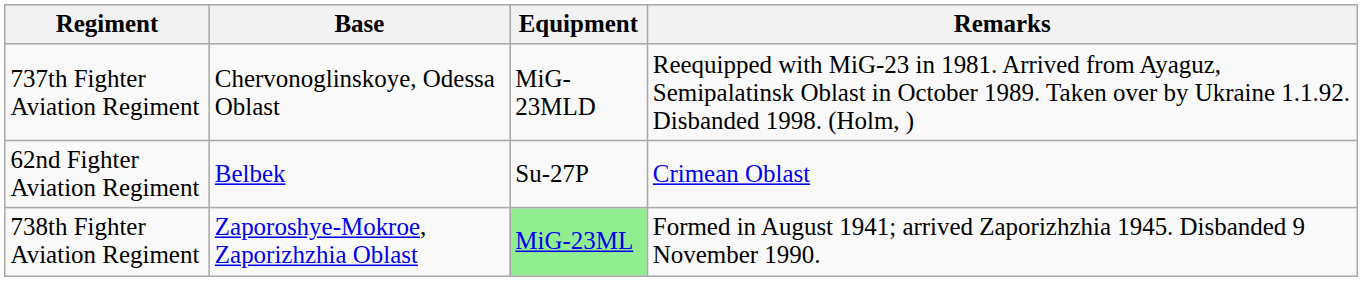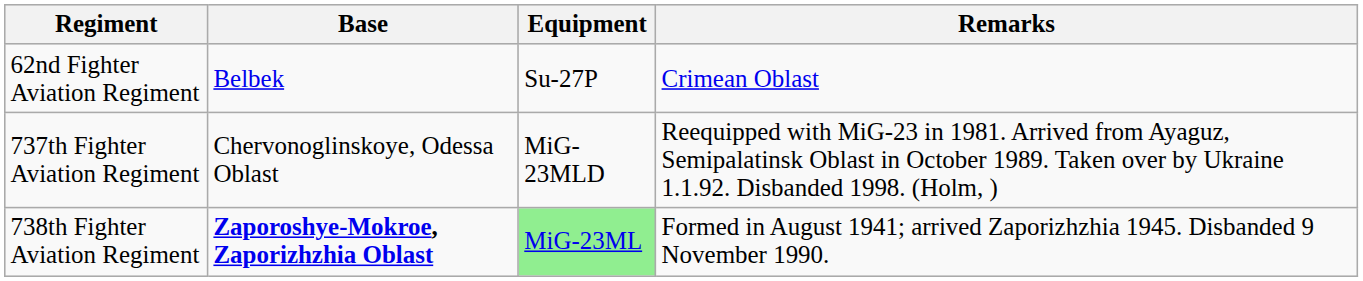rows swapped: (105, 173) <-> (105, 91)
(321, 241) normal -> (326, 241) bold
